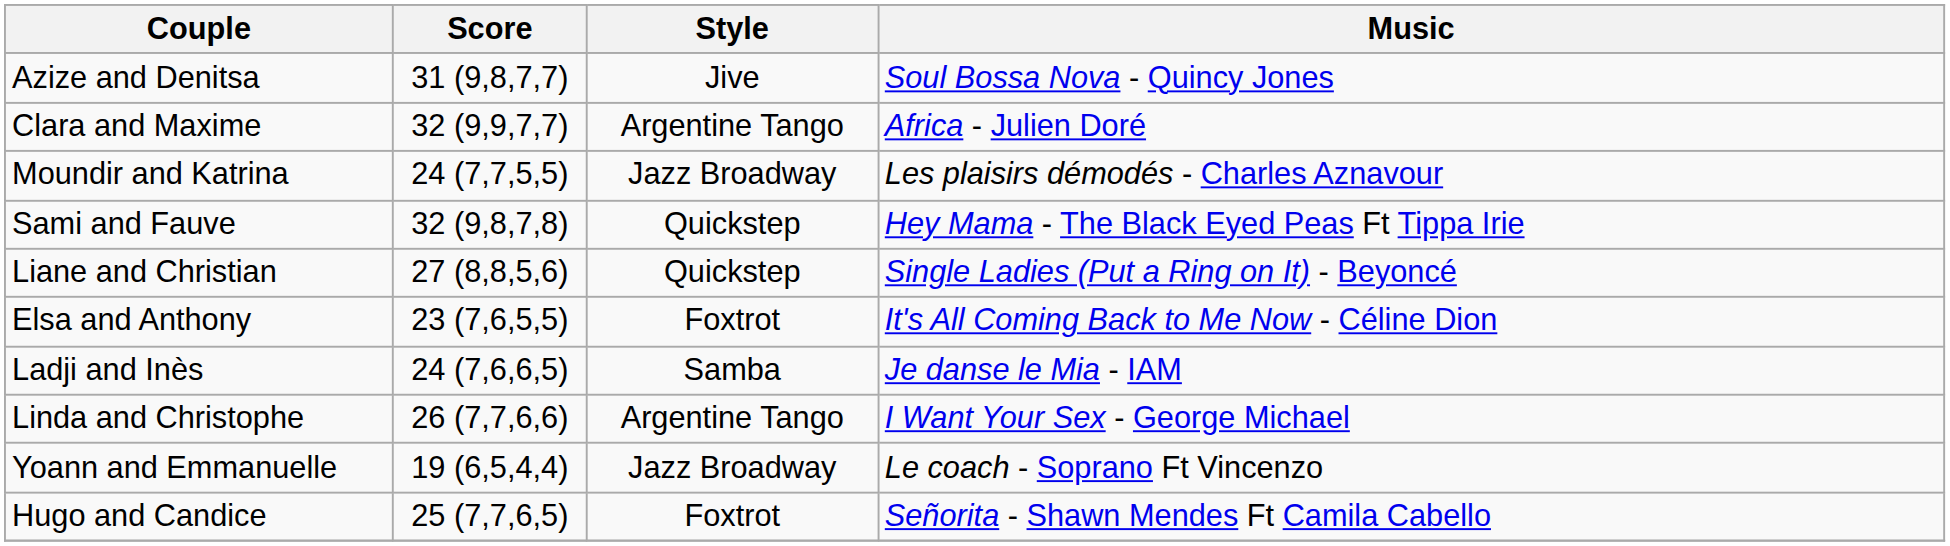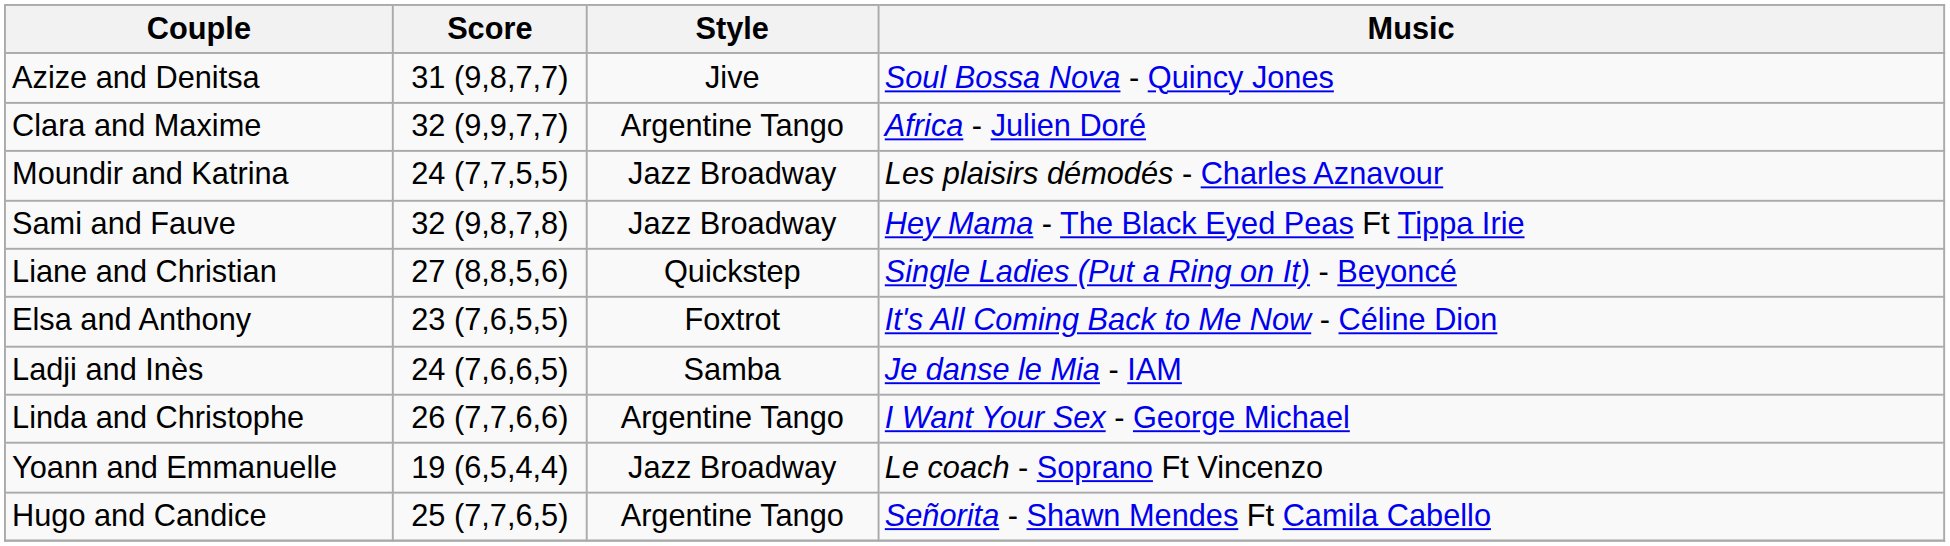(732, 223) Quickstep -> (732, 223) Jazz Broadway
(732, 516) Foxtrot -> (732, 516) Argentine Tango
